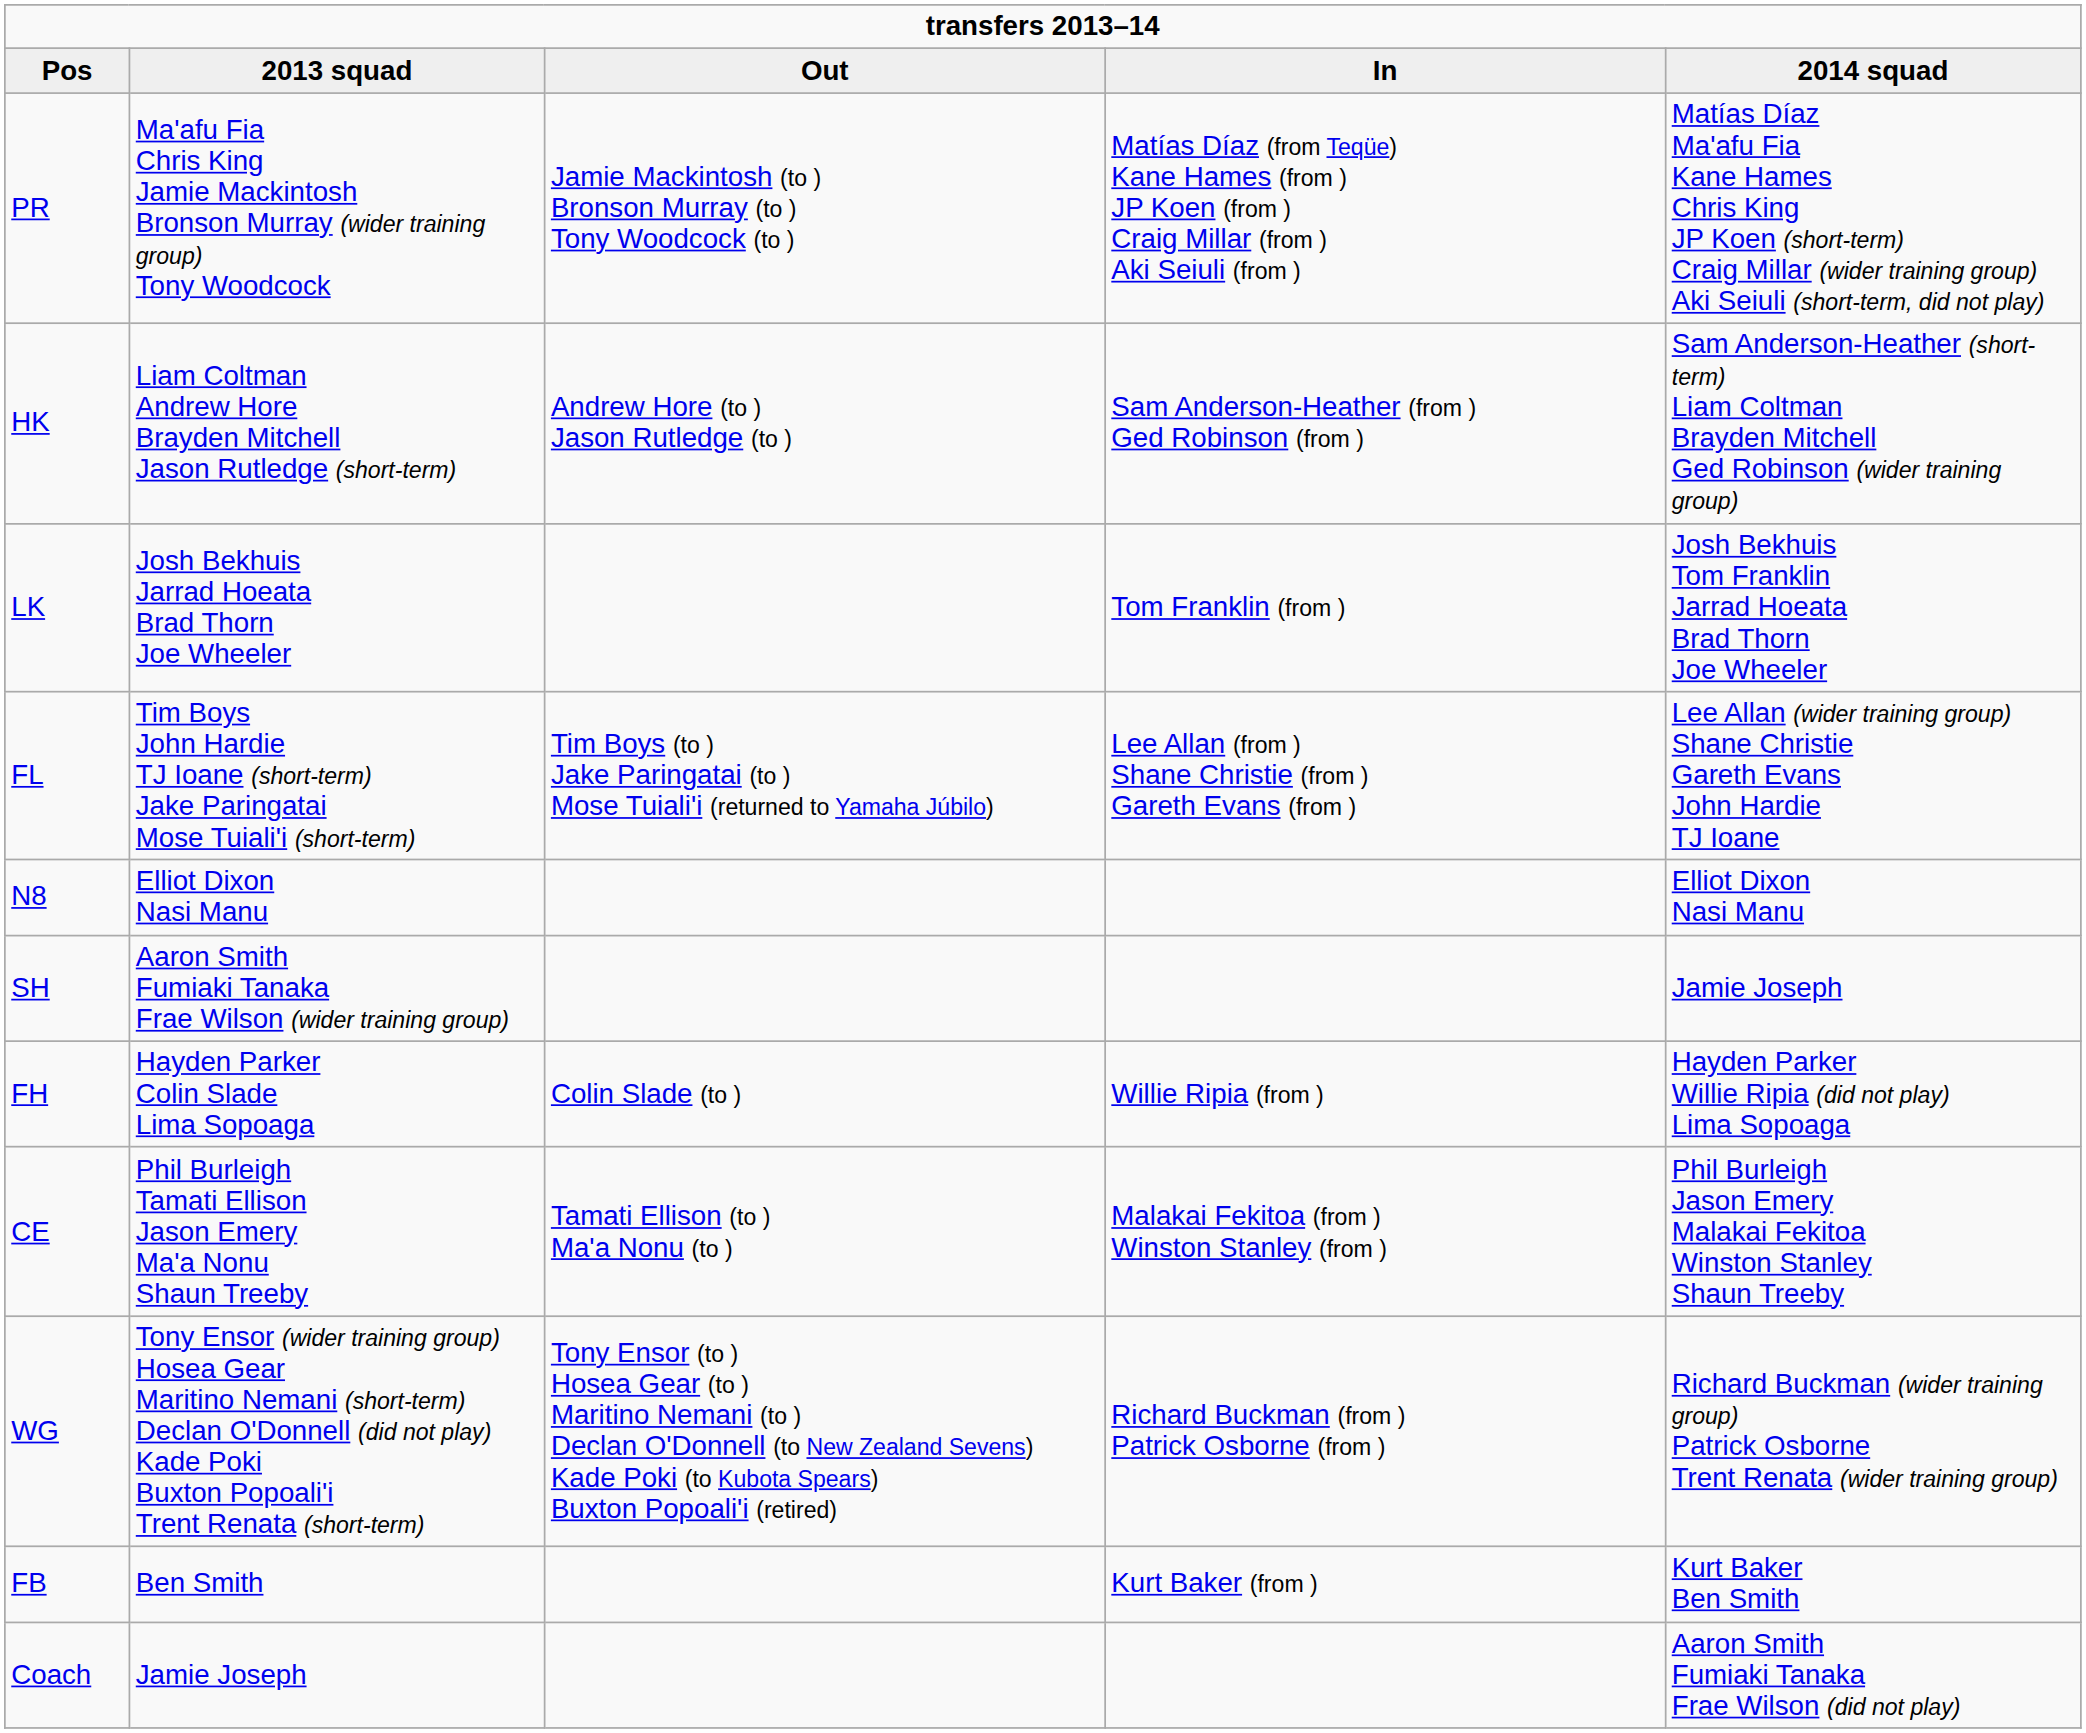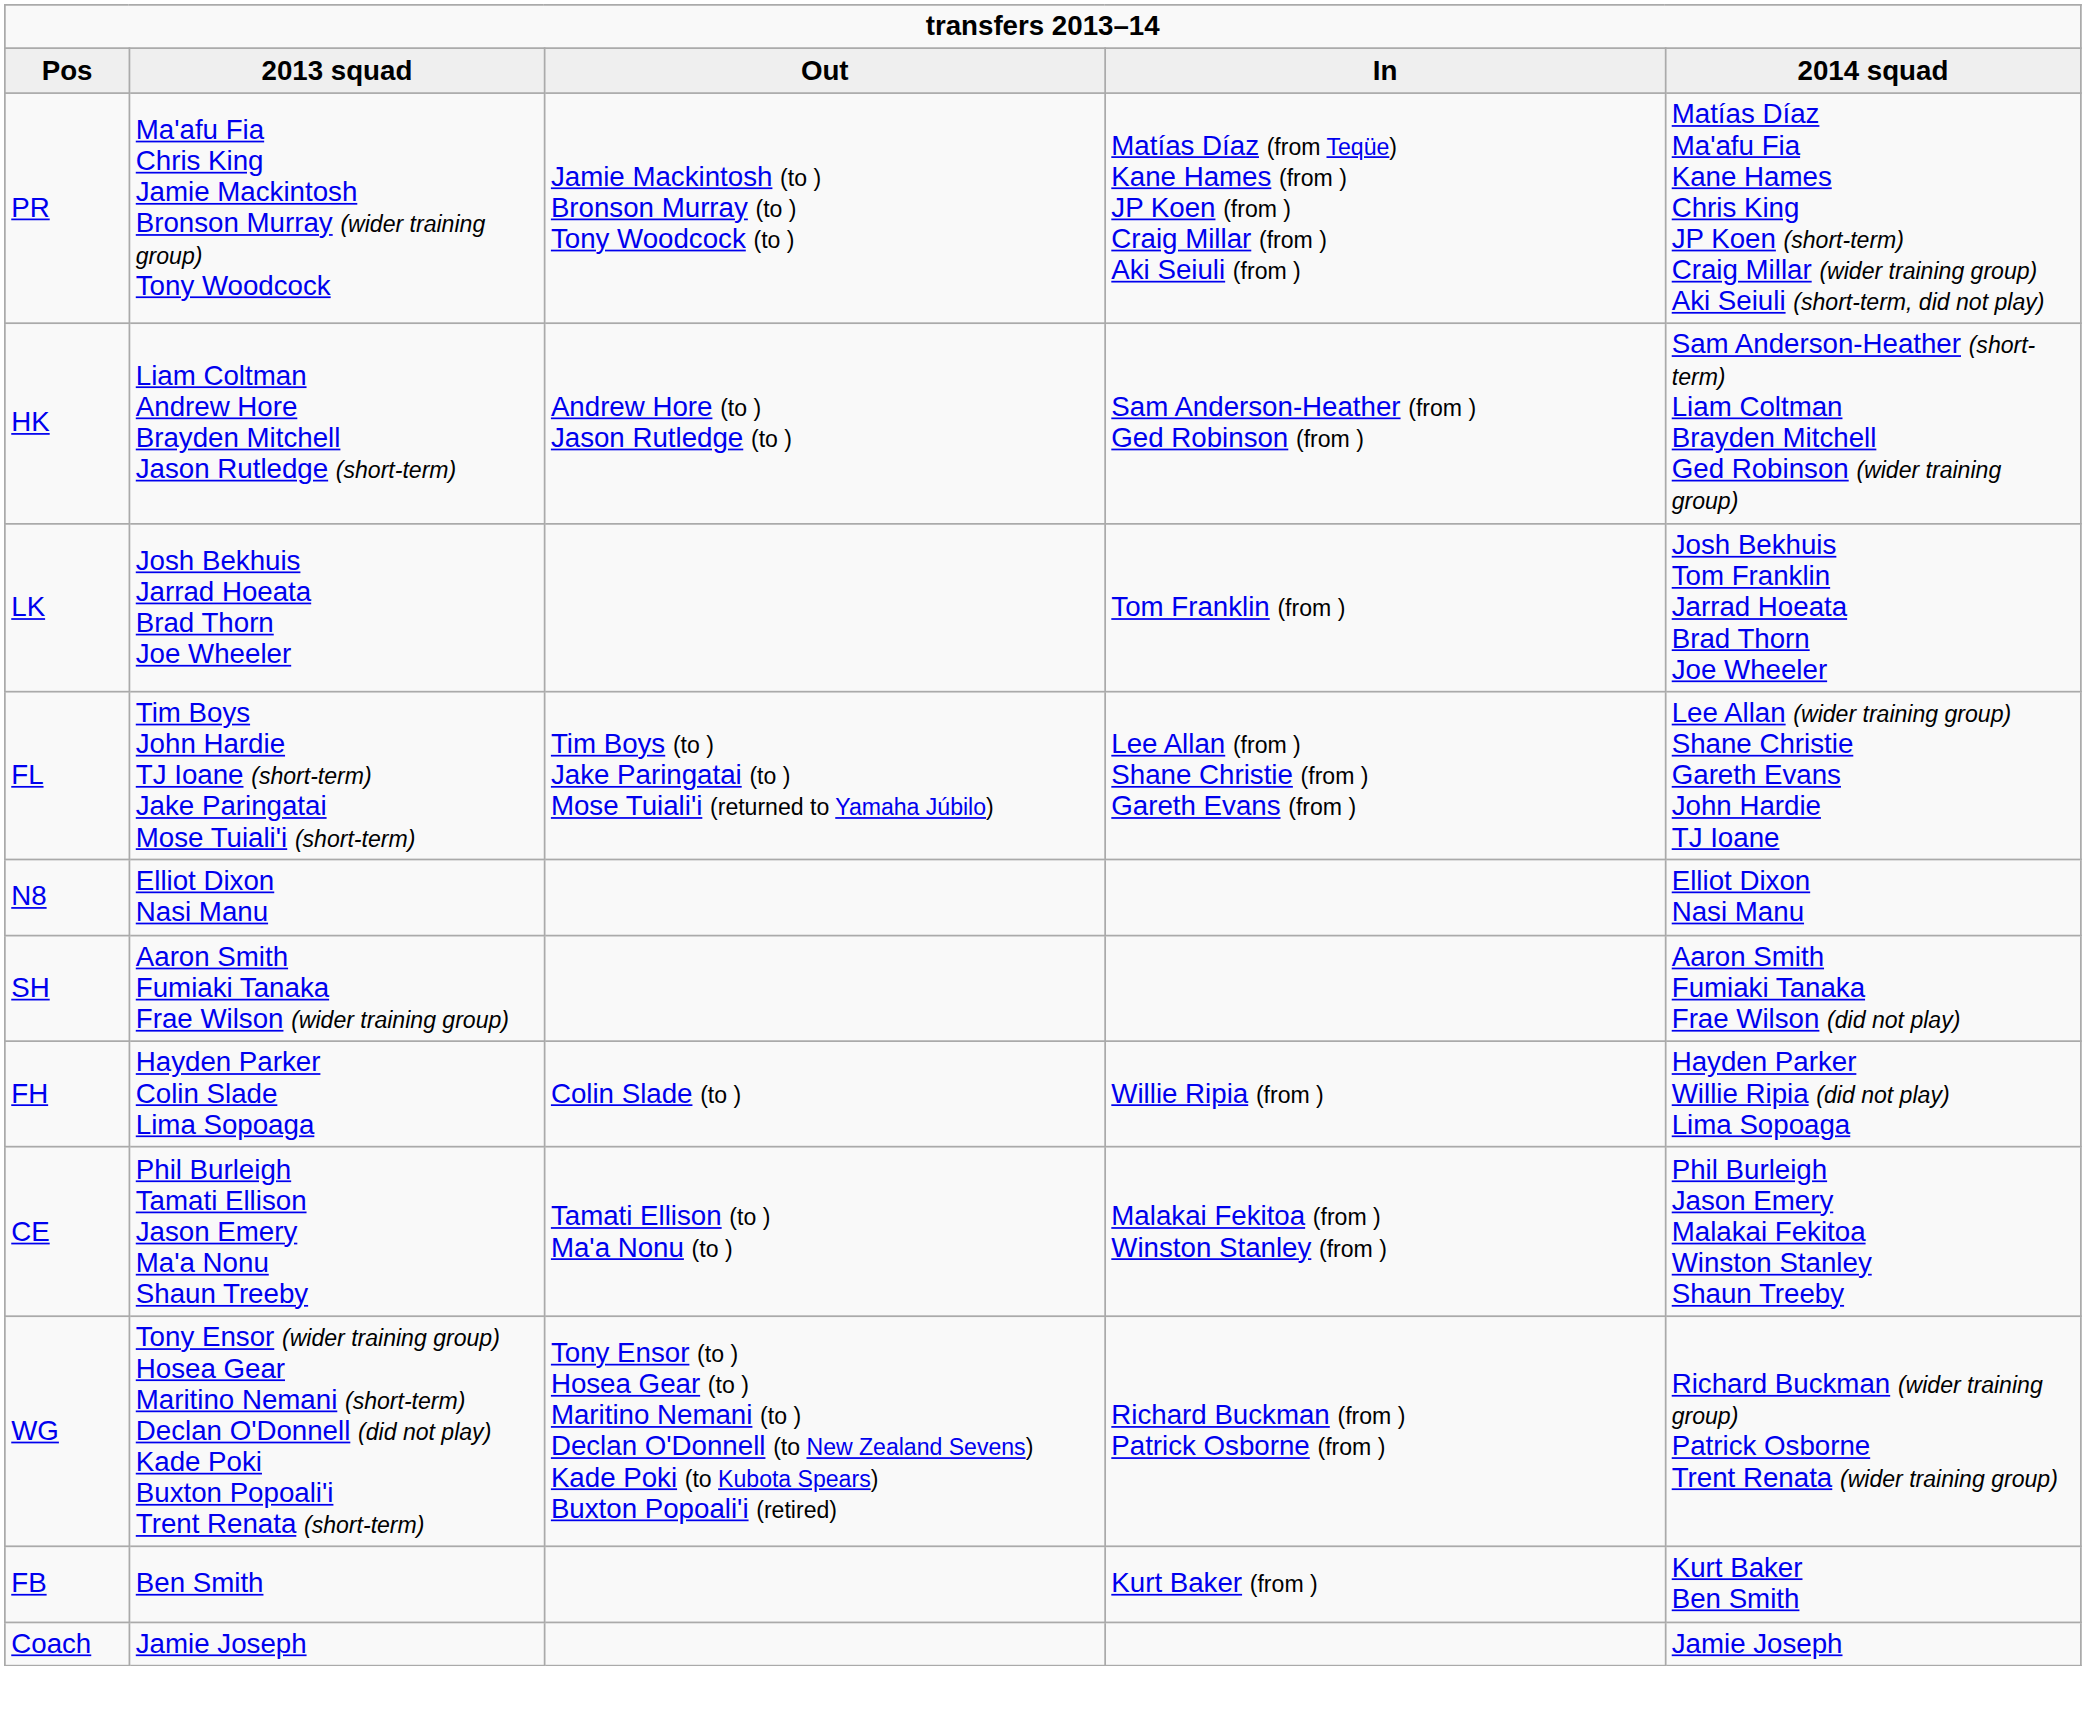(1757, 987) Jamie Joseph -> (1816, 987) Aaron Smith Fumiaki Tanaka Frae Wilson (did not play)
(1816, 1674) Aaron Smith Fumiaki Tanaka Frae Wilson (did not play) -> (1757, 1643) Jamie Joseph
